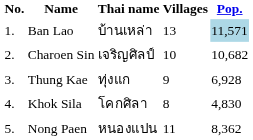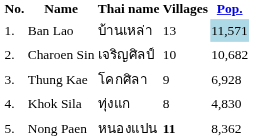(114, 79) ทุ่งแก -> (123, 79) โคกศิลา
(123, 104) โคกศิลา -> (114, 104) ทุ่งแก
(169, 128) normal -> (169, 128) bold
